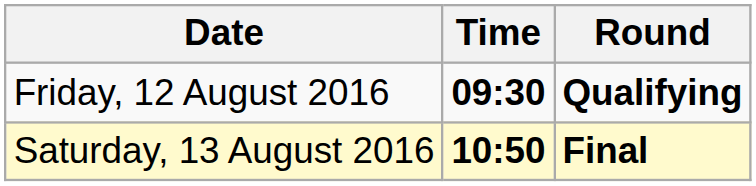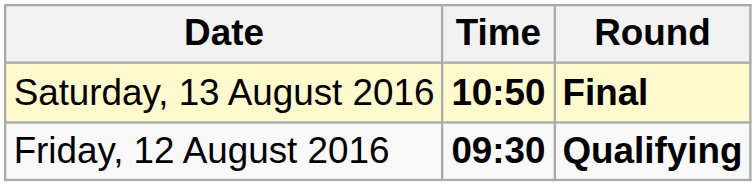rows swapped: (202, 92) <-> (224, 150)
